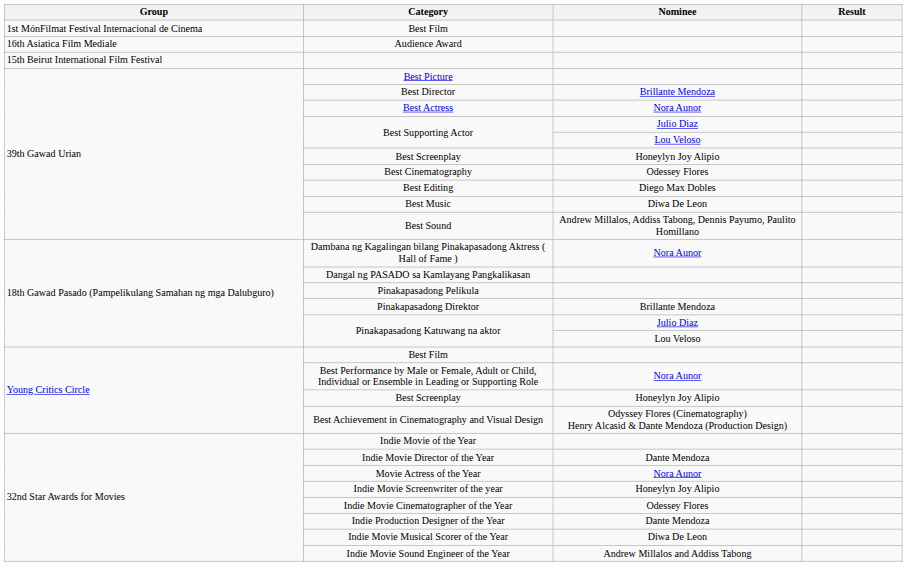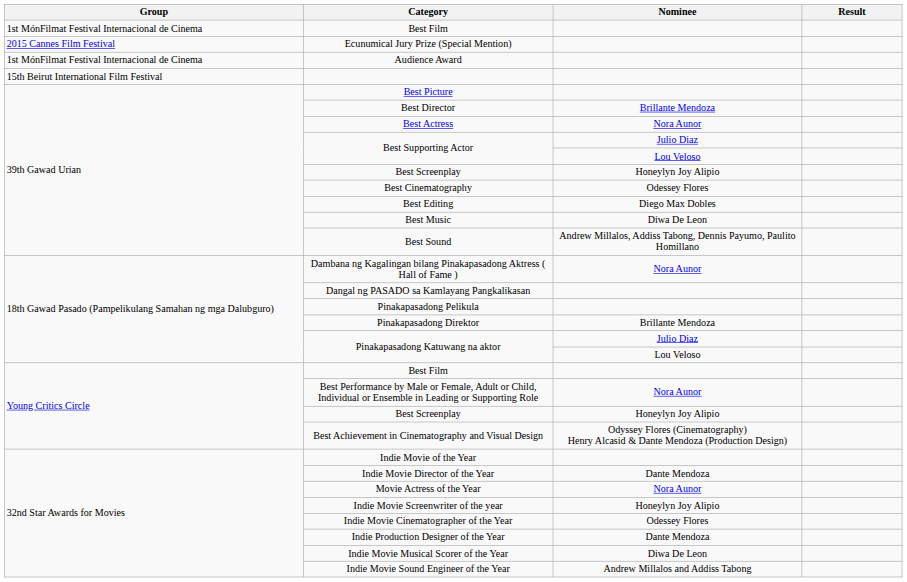+ row: (428, 44)
(62, 44) 16th Asiatica Film Mediale -> (104, 60) 1st MónFilmat Festival Internacional de Cinema
